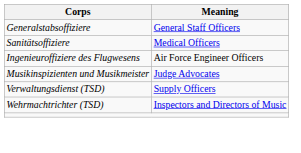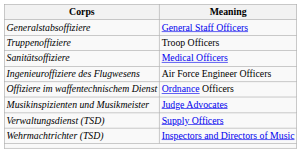+ row: (39, 43)
+ row: (82, 89)
